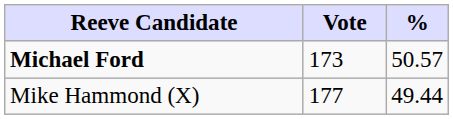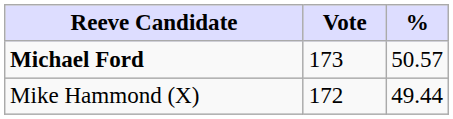(326, 95) 177 -> (326, 95) 172
